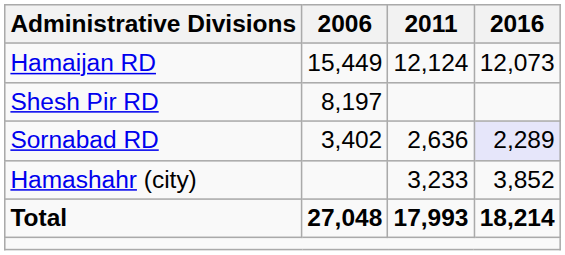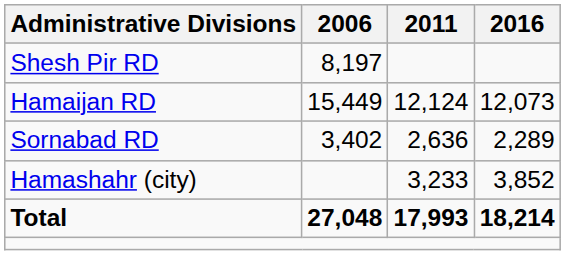rows swapped: (83, 62) <-> (85, 101)
(524, 140) lavender background -> (524, 140) no background
